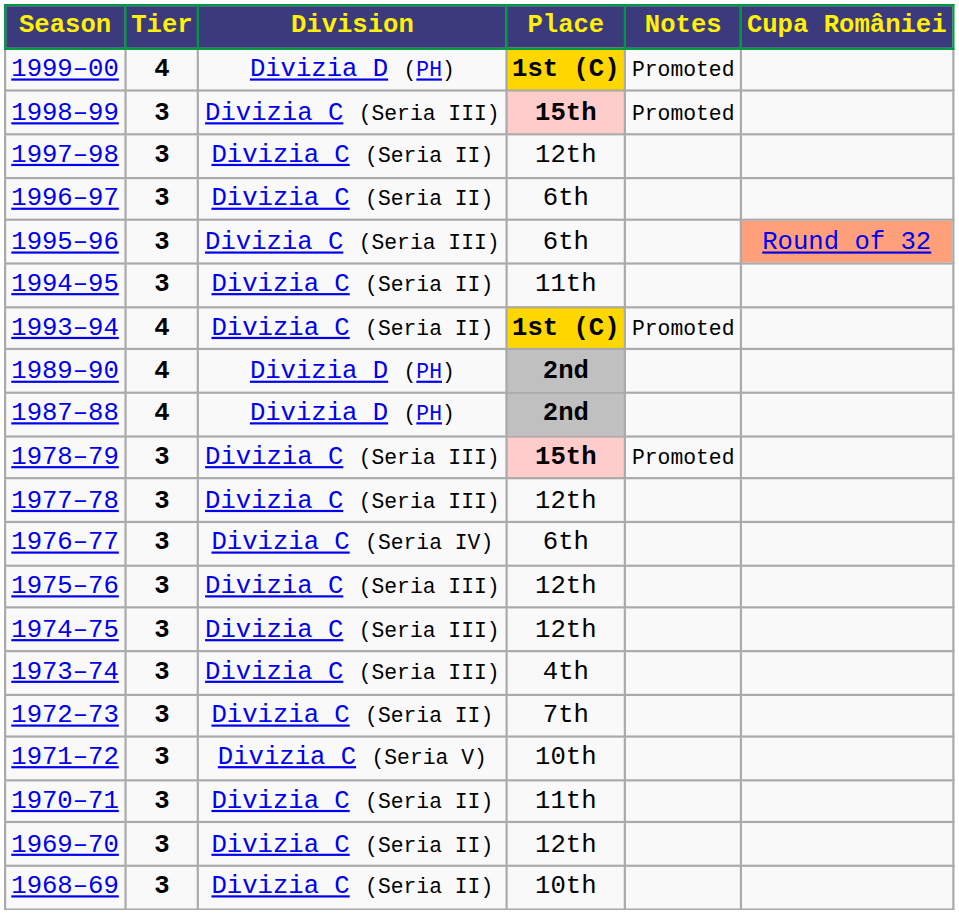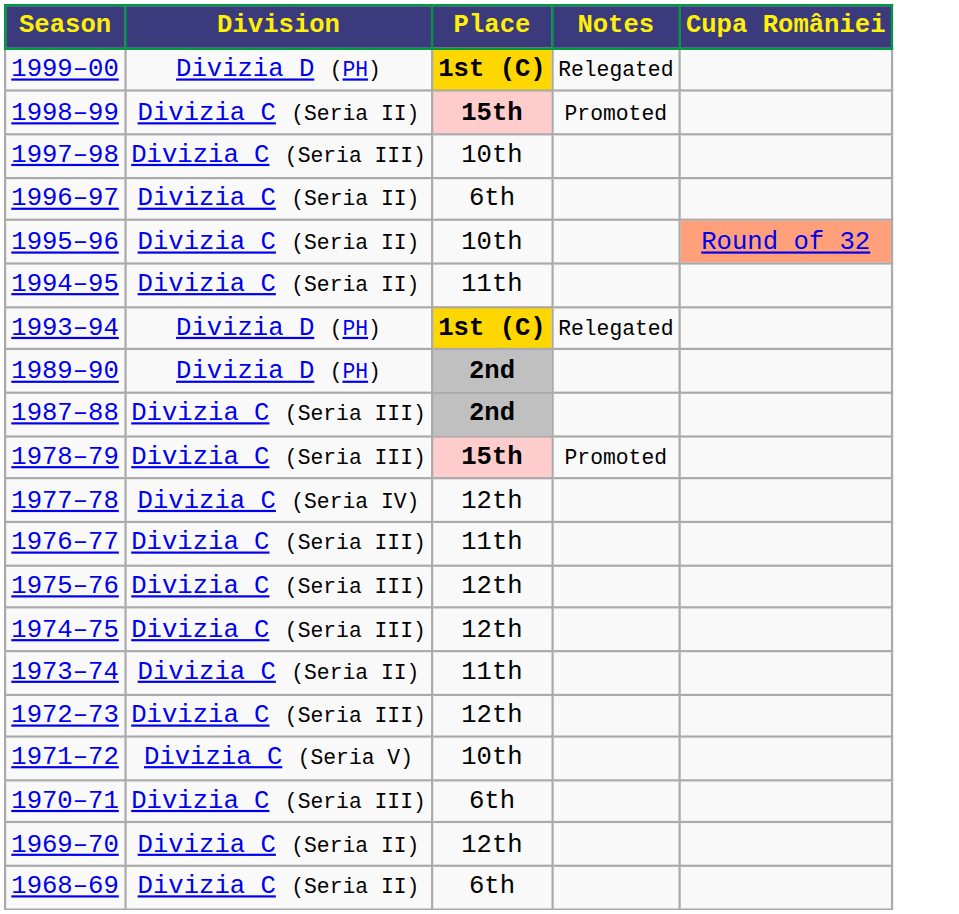- column: (162, 26)
(683, 70) Promoted -> (616, 70) Relegated
(352, 112) Divizia C (Seria III) -> (279, 112) Divizia C (Seria II)
(352, 155) Divizia C (Seria II) -> (279, 155) Divizia C (Seria III)
(566, 155) 12th -> (492, 155) 10th
(352, 242) Divizia C (Seria III) -> (279, 242) Divizia C (Seria II)
(566, 242) 6th -> (492, 242) 10th
(352, 328) Divizia C (Seria II) -> (279, 328) Divizia D (PH)
(683, 329) Promoted -> (616, 329) Relegated
(352, 414) Divizia D (PH) -> (279, 414) Divizia C (Seria III)
(352, 500) Divizia C (Seria III) -> (279, 500) Divizia C (Seria IV)
(352, 543) Divizia C (Seria IV) -> (279, 543) Divizia C (Seria III)
(566, 543) 6th -> (492, 543) 11th
(352, 672) Divizia C (Seria III) -> (279, 672) Divizia C (Seria II)
(566, 672) 4th -> (492, 672) 11th
(352, 715) Divizia C (Seria II) -> (279, 715) Divizia C (Seria III)
(566, 715) 7th -> (492, 715) 12th
(352, 801) Divizia C (Seria II) -> (279, 801) Divizia C (Seria III)
(566, 801) 11th -> (492, 801) 6th
(566, 887) 10th -> (492, 887) 6th
